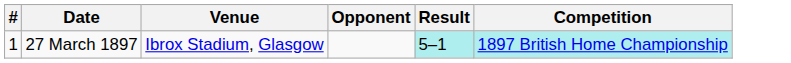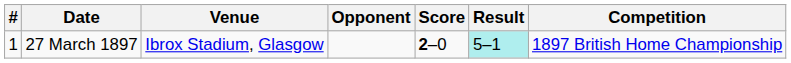+ column: (442, 17)
(603, 44) paleturquoise background -> (657, 44) no background
